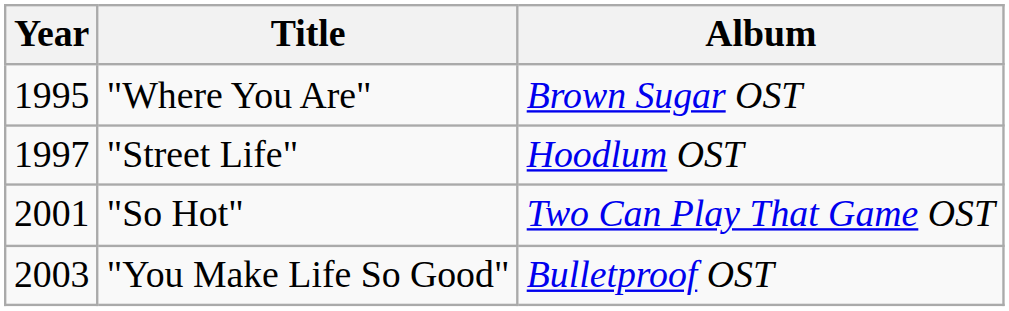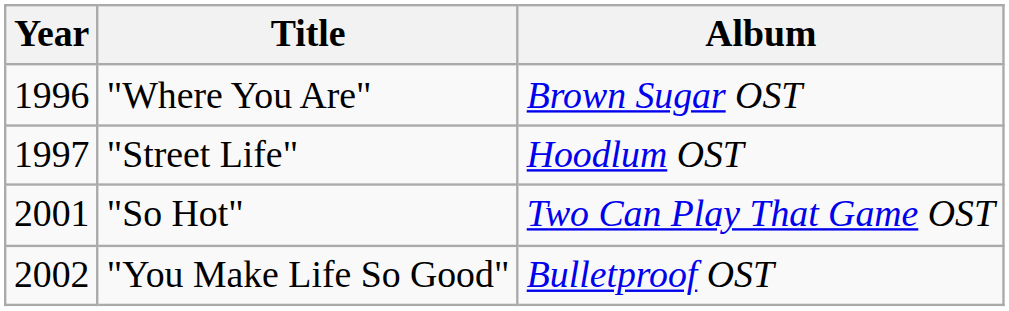(52, 94) 1995 -> (52, 94) 1996
(52, 273) 2003 -> (52, 273) 2002
